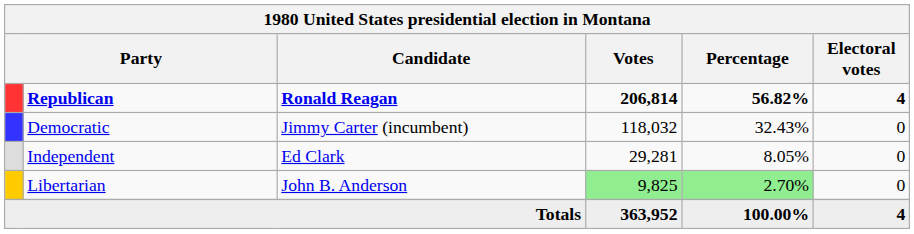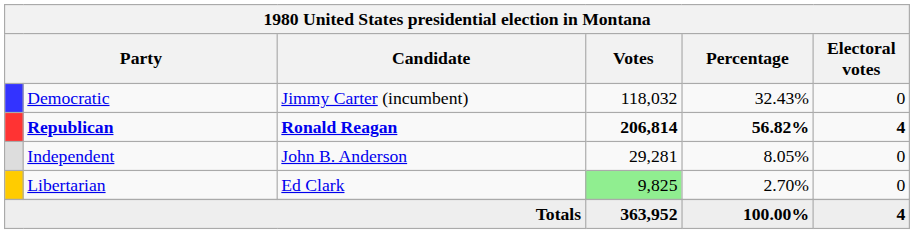rows swapped: (70, 98) <-> (68, 127)
(313, 156) Ed Clark -> (344, 156) John B. Anderson
(344, 185) John B. Anderson -> (313, 185) Ed Clark
(786, 185) lightgreen background -> (786, 185) no background
